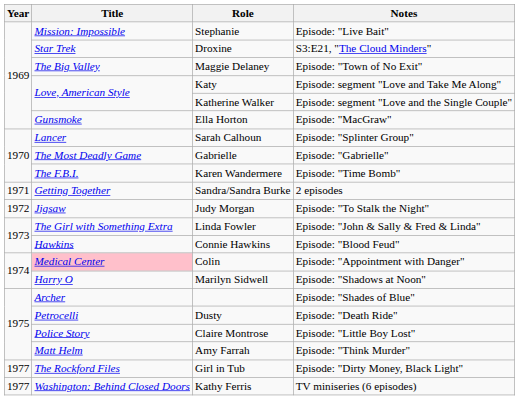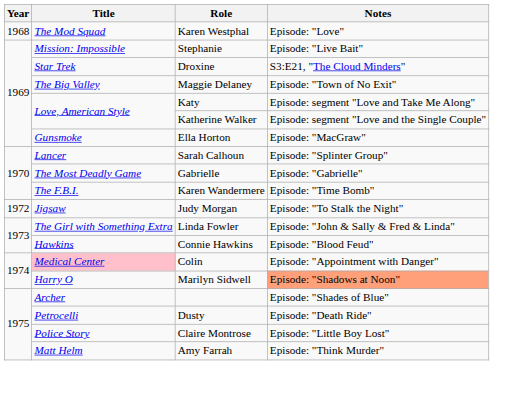+ row: (213, 31)
- row: (243, 191)
(361, 279) no background -> (335, 279) lightsalmon background
- row: (220, 368)
- row: (223, 386)
